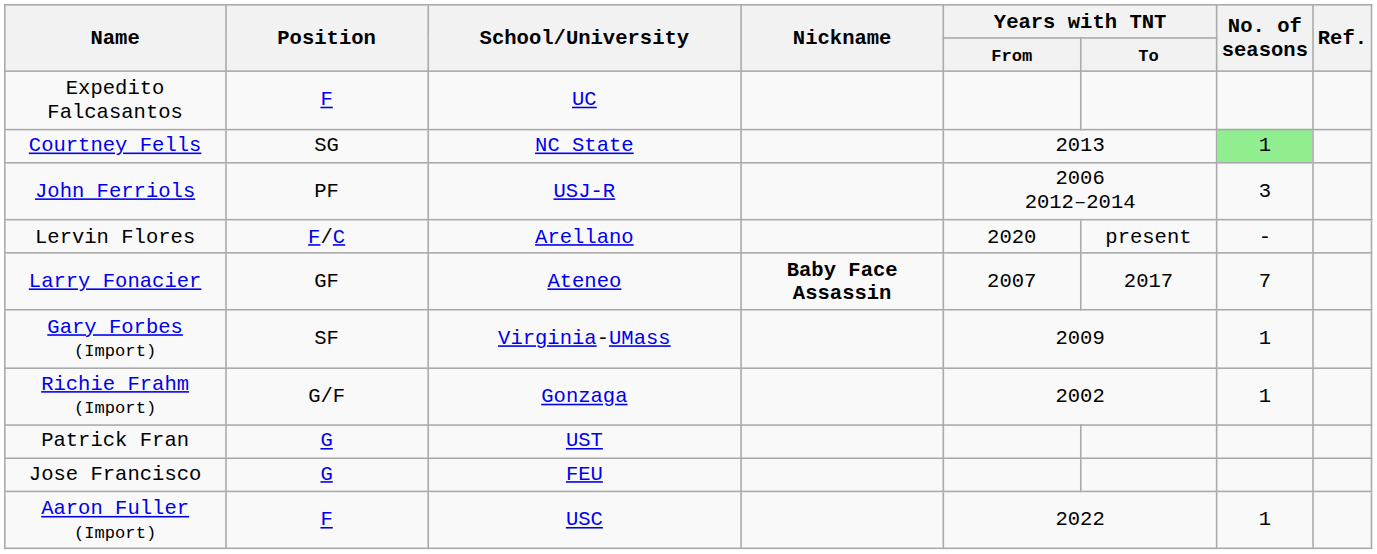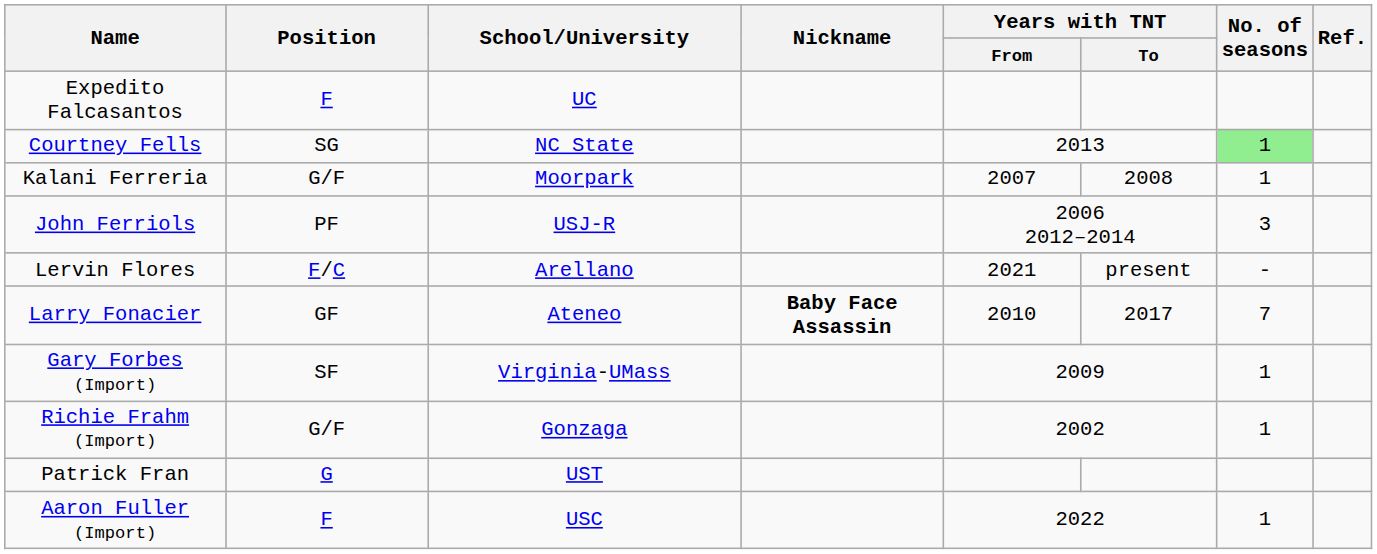+ row: (115, 179)
(1012, 236) 2020 -> (1012, 270) 2021
(1012, 282) 2007 -> (1012, 315) 2010
- row: (115, 475)
